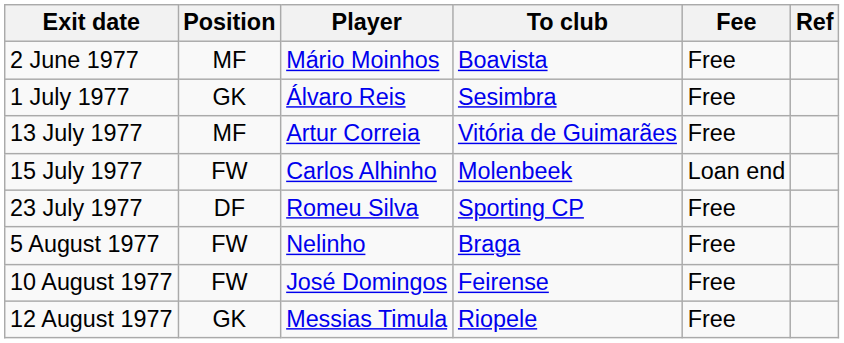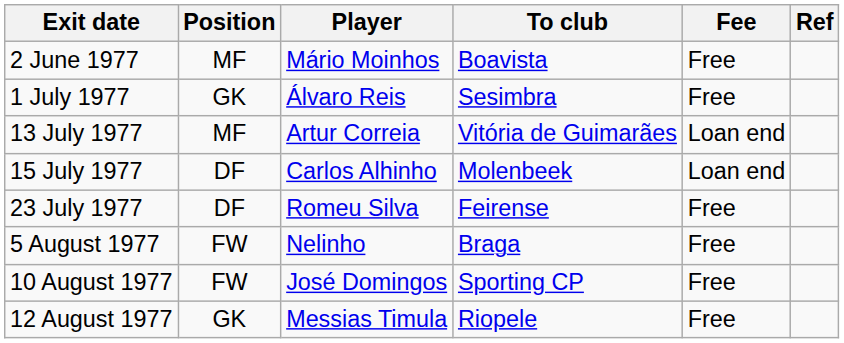(712, 134) Free -> (736, 134) Loan end
(229, 171) FW -> (229, 171) DF
(521, 208) Sporting CP -> (503, 208) Feirense
(503, 282) Feirense -> (521, 282) Sporting CP
